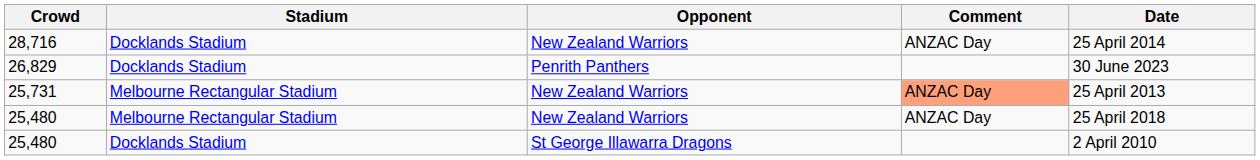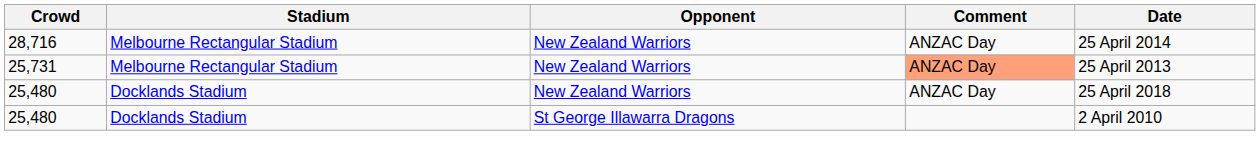(178, 42) Docklands Stadium -> (224, 42) Melbourne Rectangular Stadium
- row: (32, 67)
(223, 117) Melbourne Rectangular Stadium -> (179, 92) Docklands Stadium
